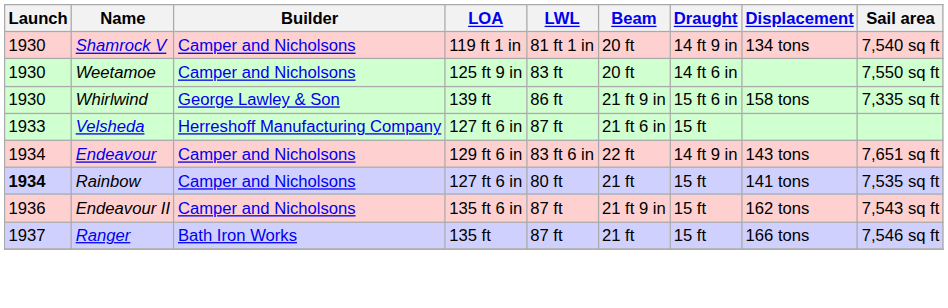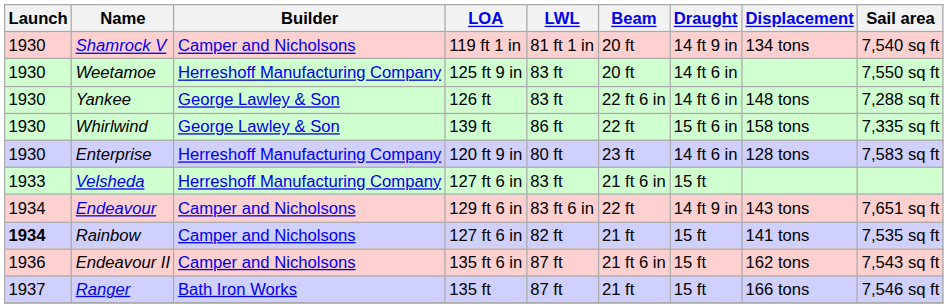(267, 72) Camper and Nicholsons -> (310, 72) Herreshoff Manufacturing Company
+ row: (103, 100)
(634, 100) 21 ft 9 in -> (618, 127) 22 ft
+ row: (114, 154)
(546, 127) 87 ft -> (546, 181) 83 ft
(546, 181) 80 ft -> (546, 235) 82 ft
(634, 208) 21 ft 9 in -> (634, 262) 21 ft 6 in
